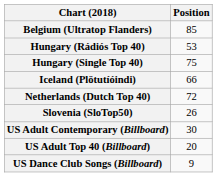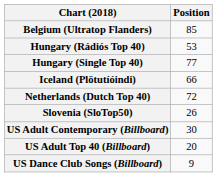(191, 63) 75 -> (191, 63) 77
